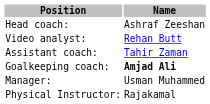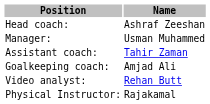rows swapped: (28, 81) <-> (46, 39)
(150, 67) bold -> (150, 67) normal
